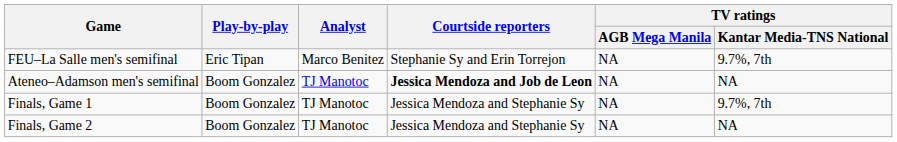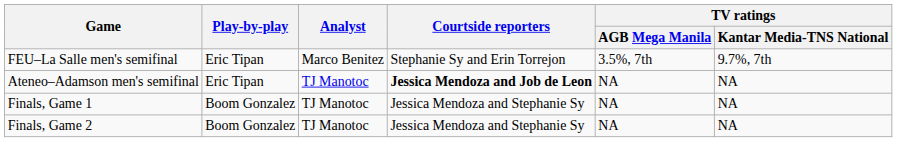(608, 59) NA -> (625, 59) 3.5%, 7th
(250, 81) Boom Gonzalez -> (234, 81) Eric Tipan
(745, 103) 9.7%, 7th -> (728, 103) NA
